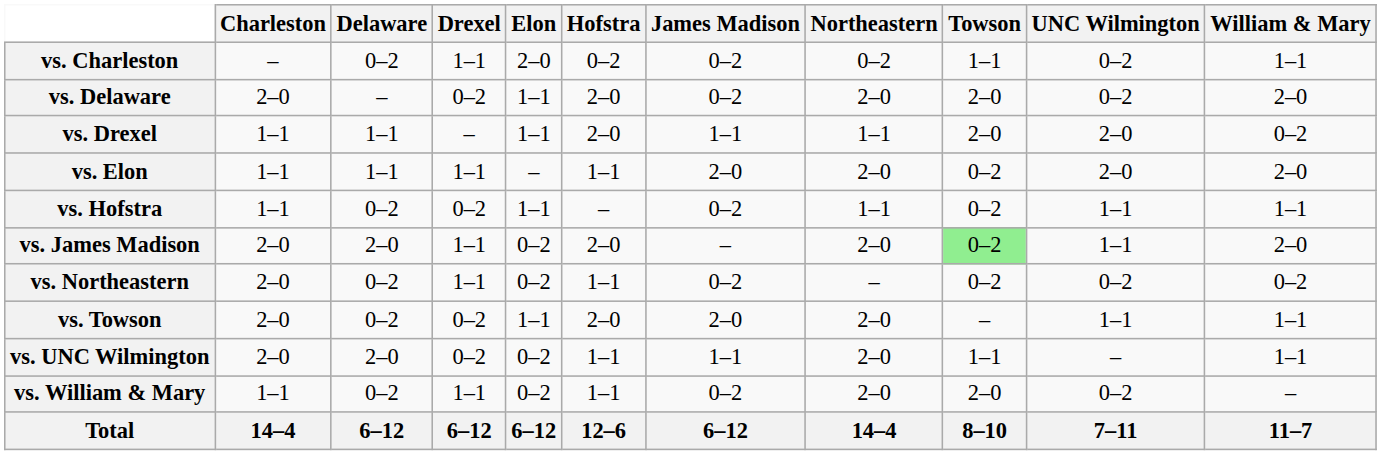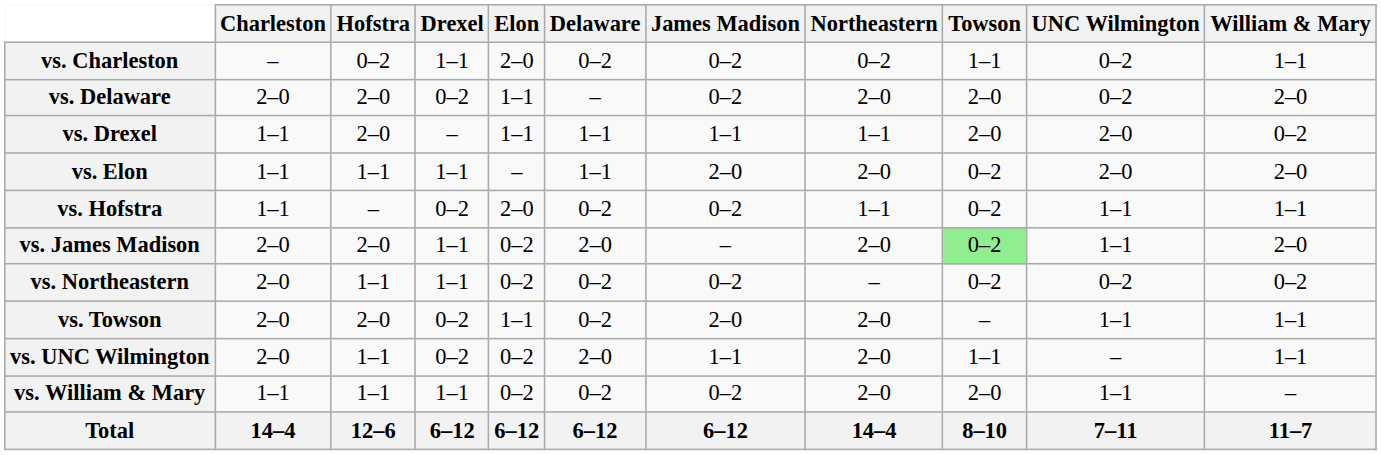columns swapped: (382, 23) <-> (604, 23)
(534, 208) 1–1 -> (517, 208) 2–0
(1116, 393) 0–2 -> (1116, 393) 1–1
